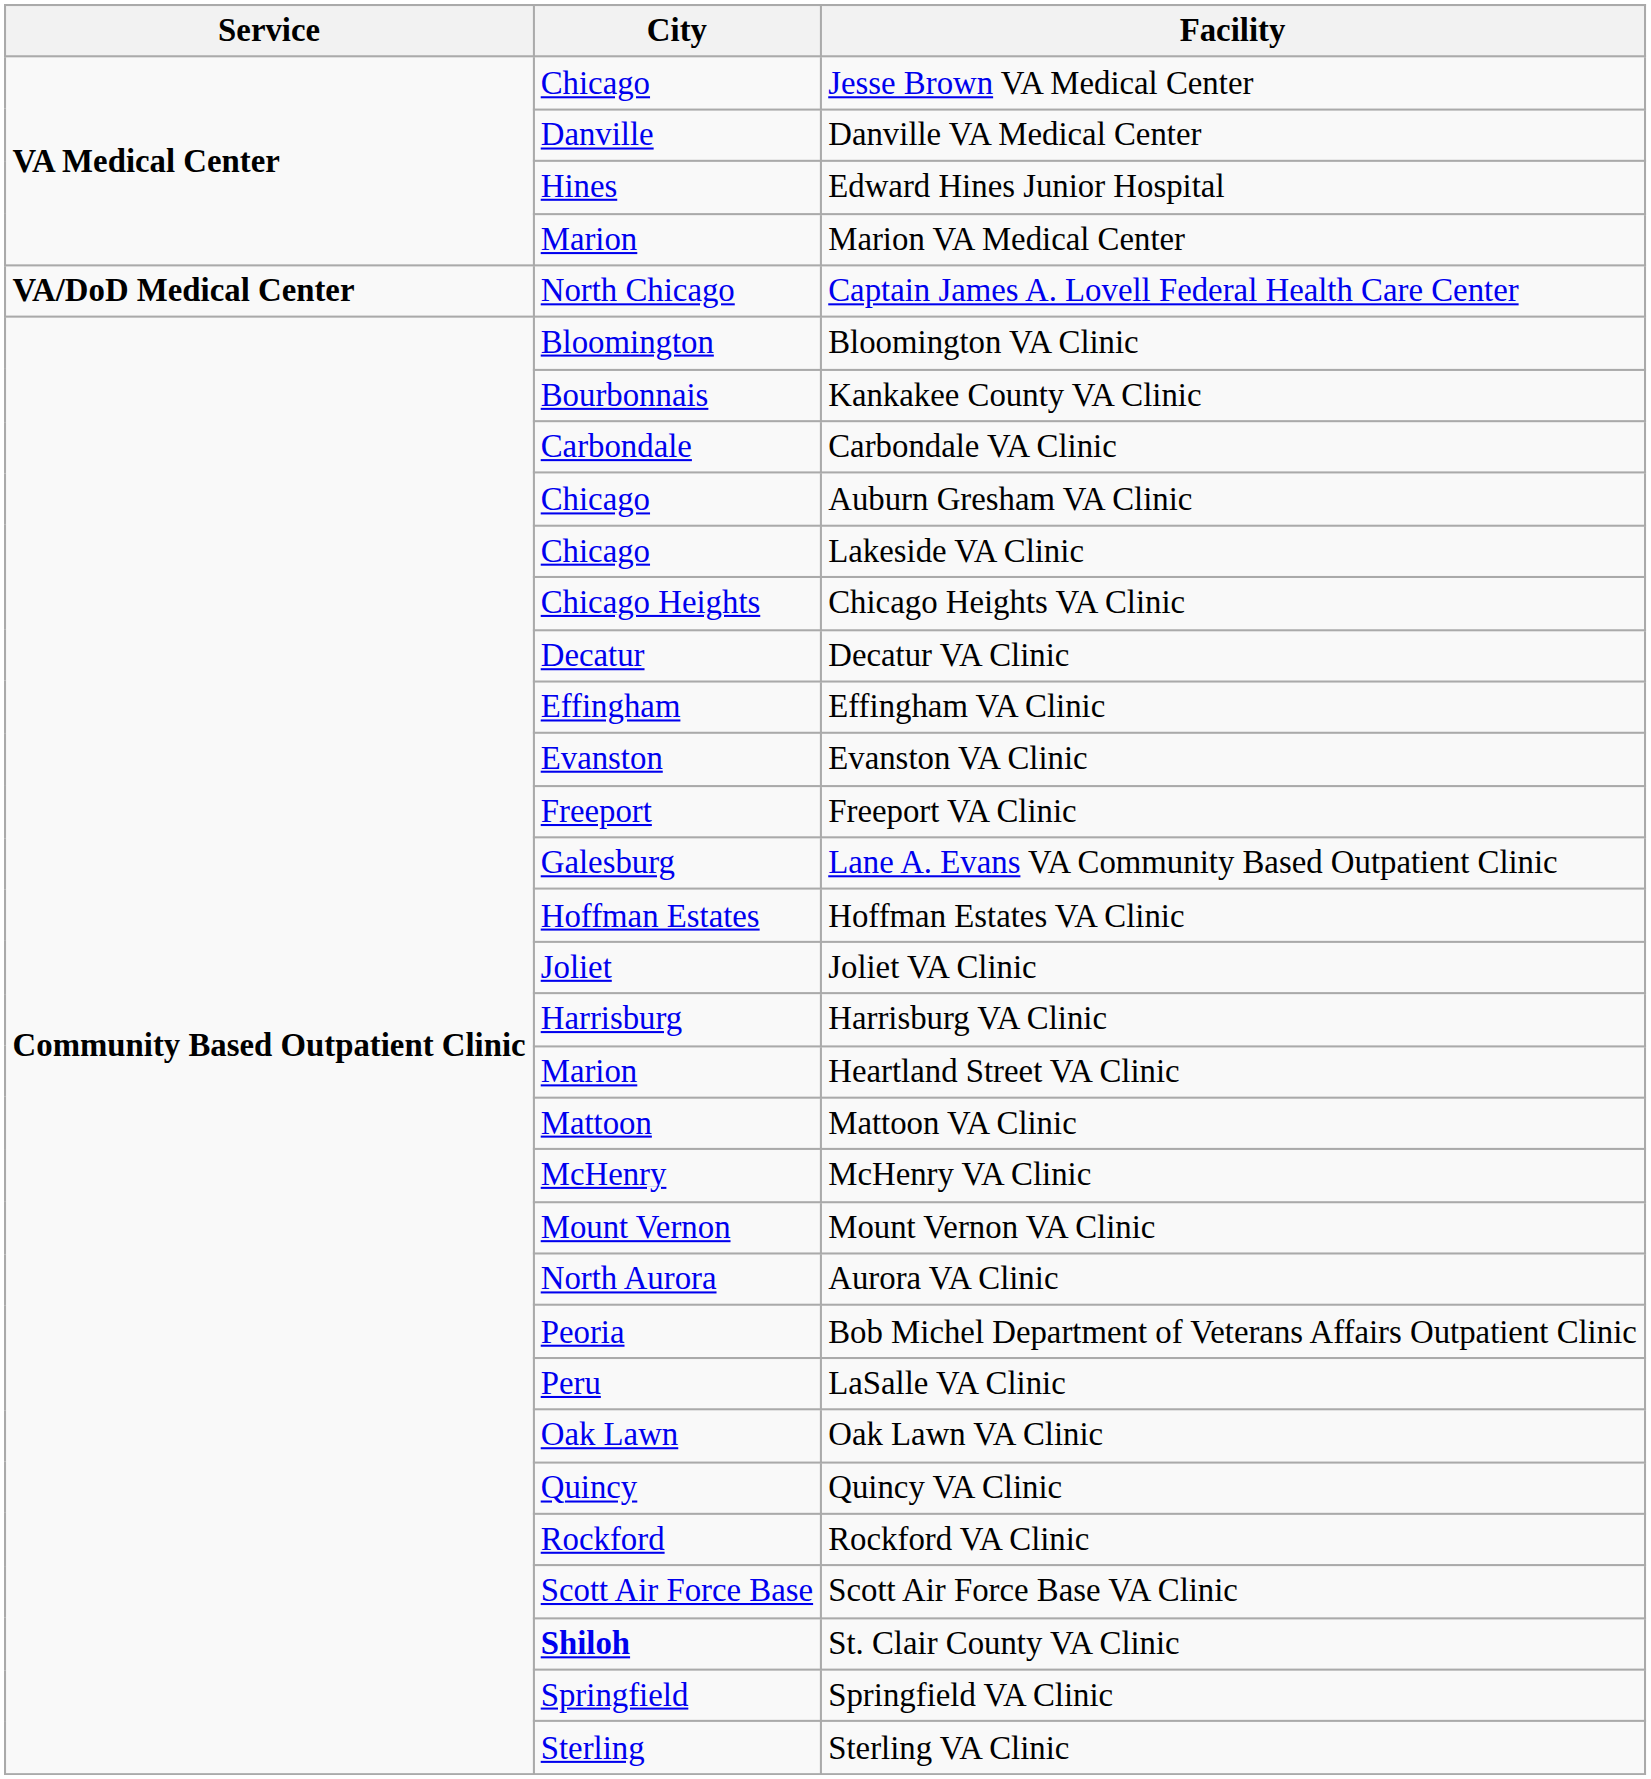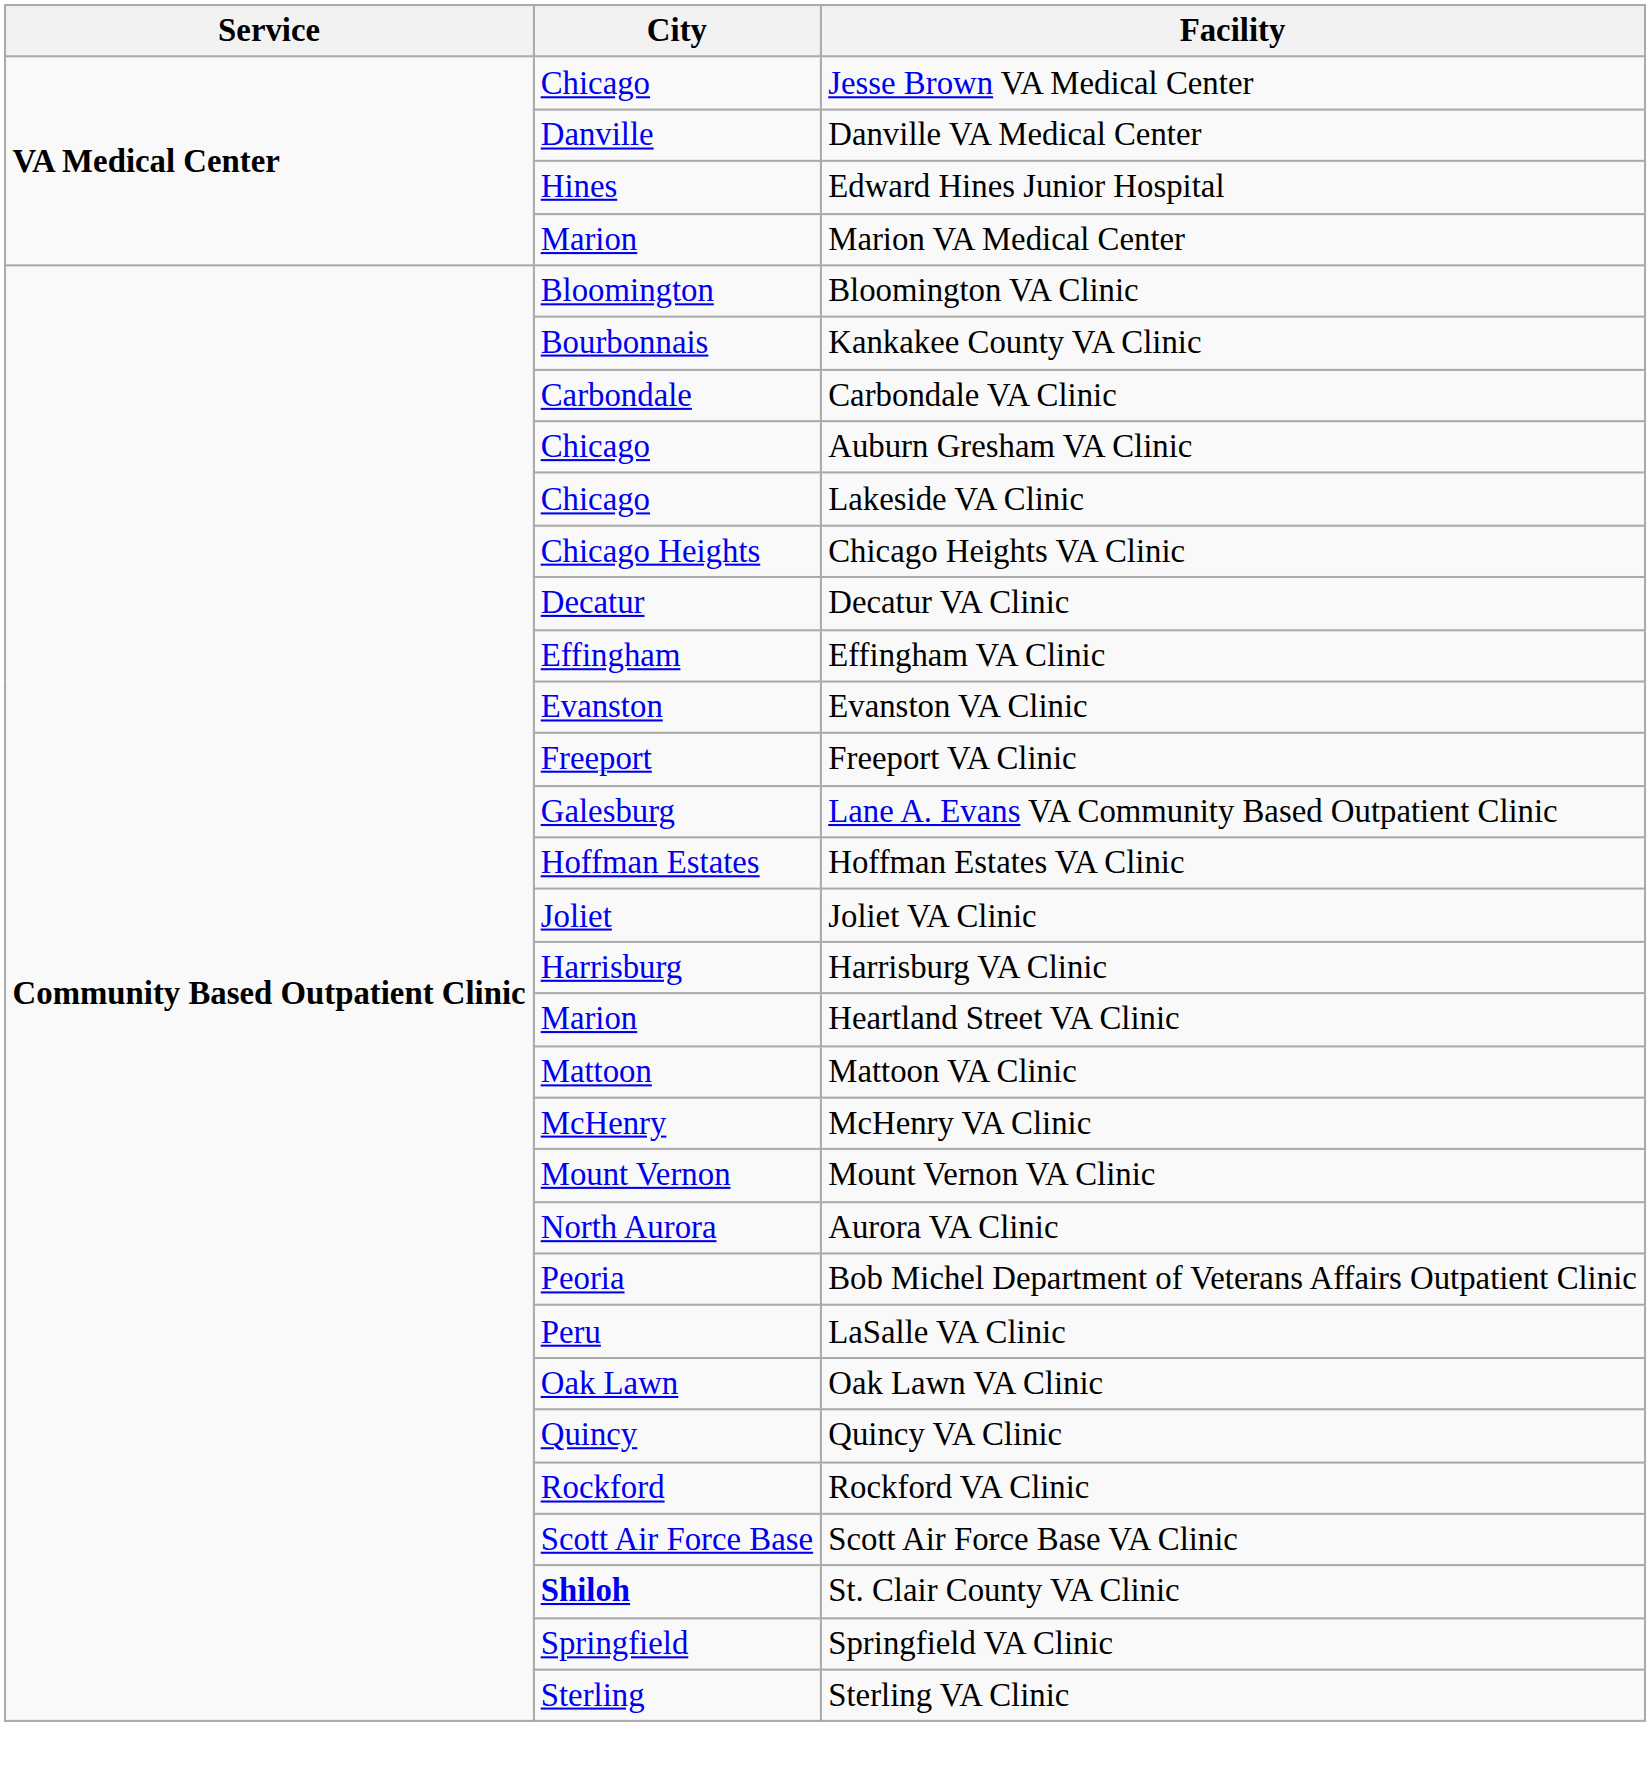- row: (1173, 290)
